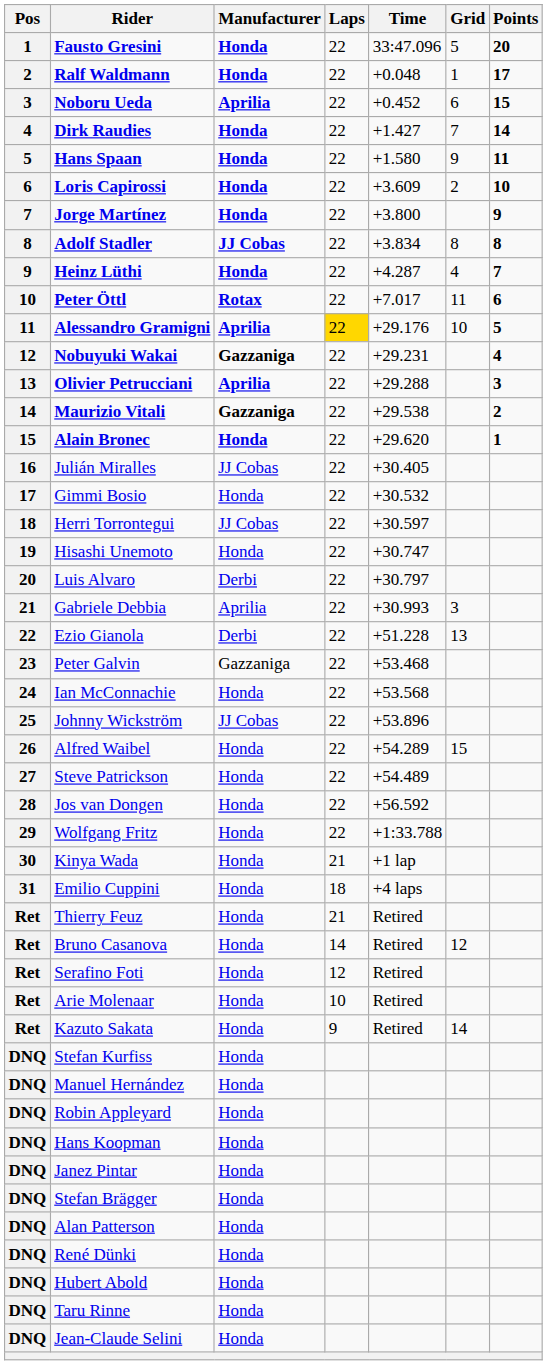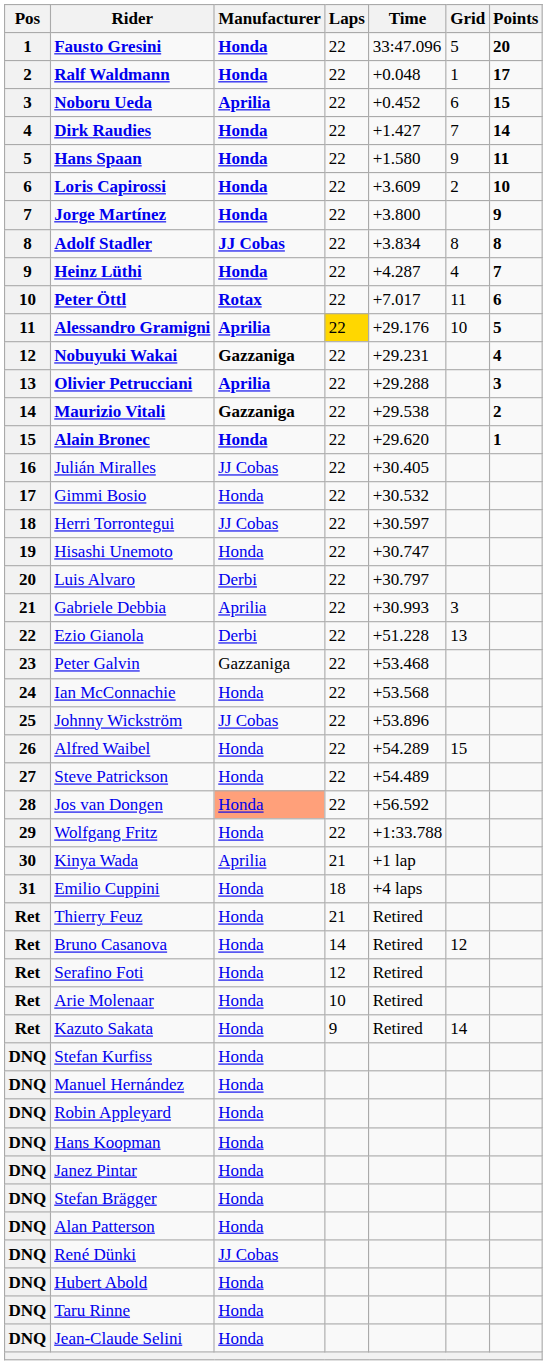(241, 804) no background -> (241, 804) lightsalmon background
(241, 860) Honda -> (242, 860) Aprilia
(241, 1253) Honda -> (248, 1253) JJ Cobas
